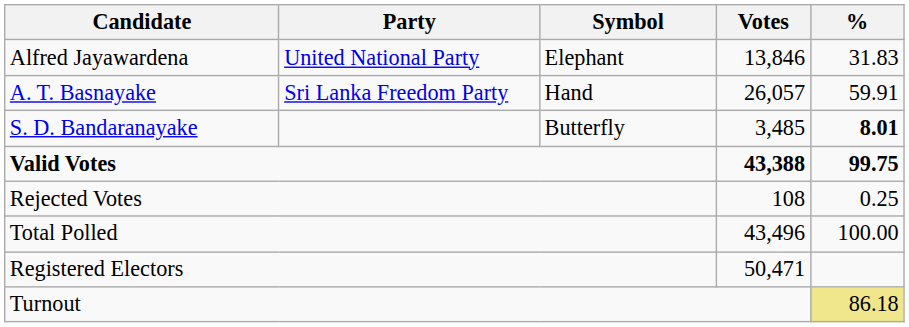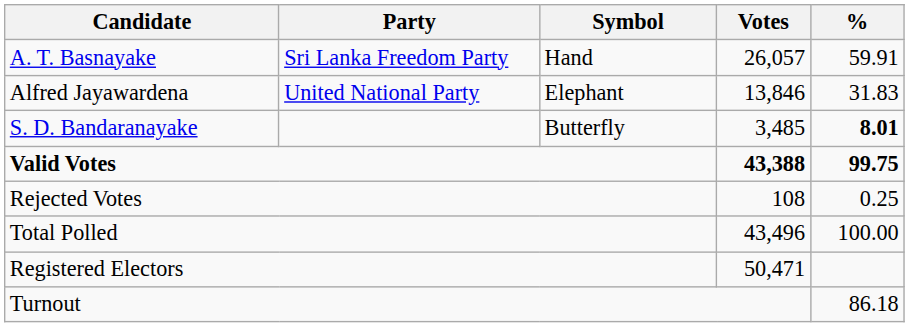rows swapped: (83, 92) <-> (99, 57)
(874, 304) khaki background -> (874, 304) no background
